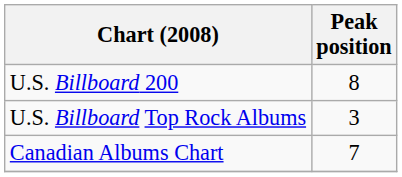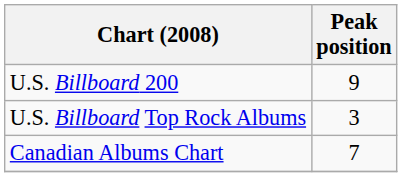(354, 82) 8 -> (354, 82) 9
